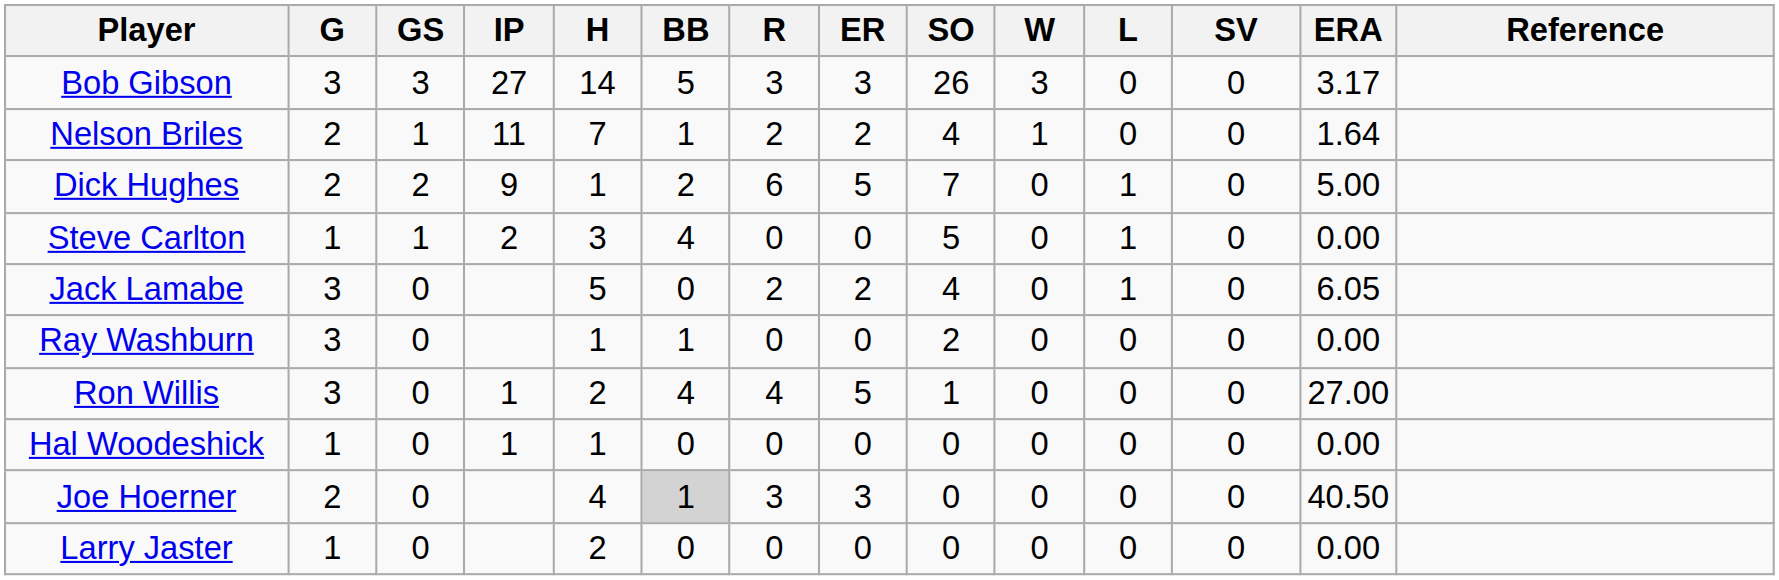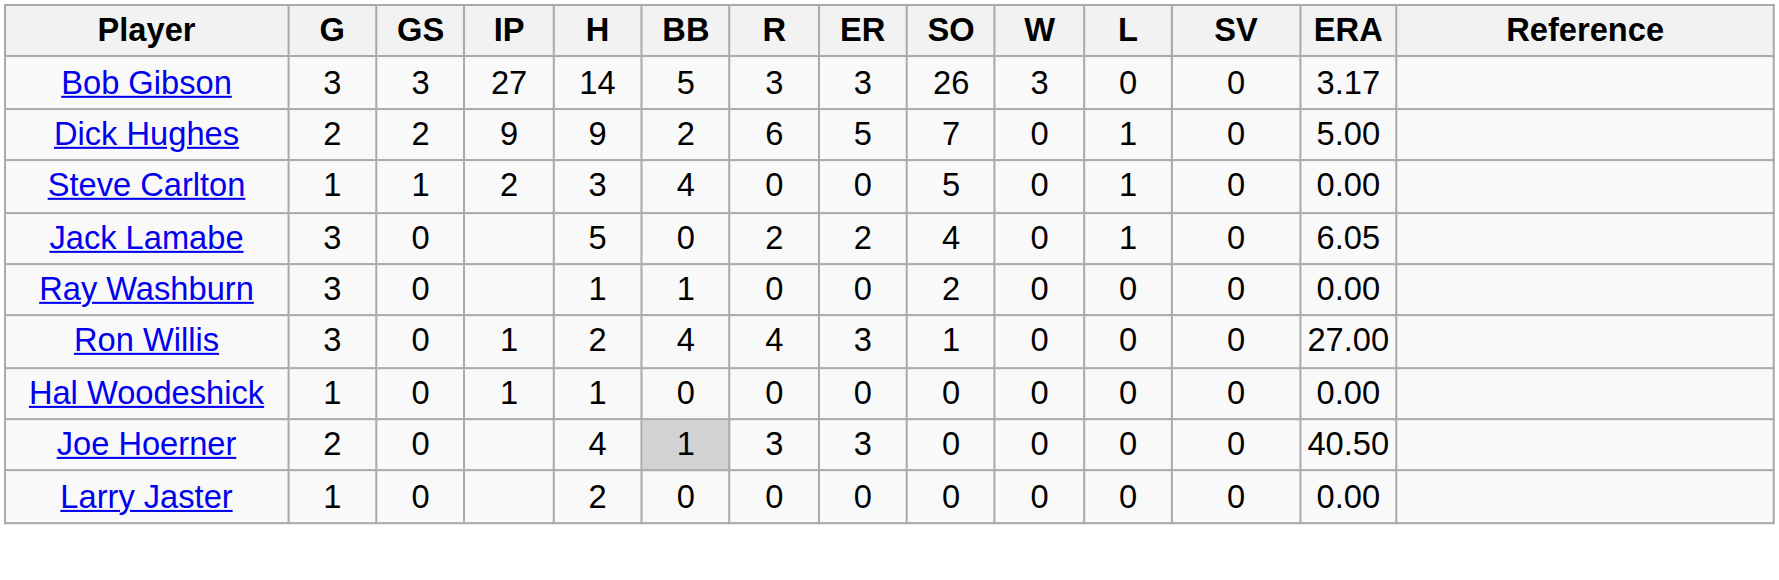- row: (146, 133)
(597, 185) 1 -> (597, 133) 9
(863, 392) 5 -> (863, 340) 3
